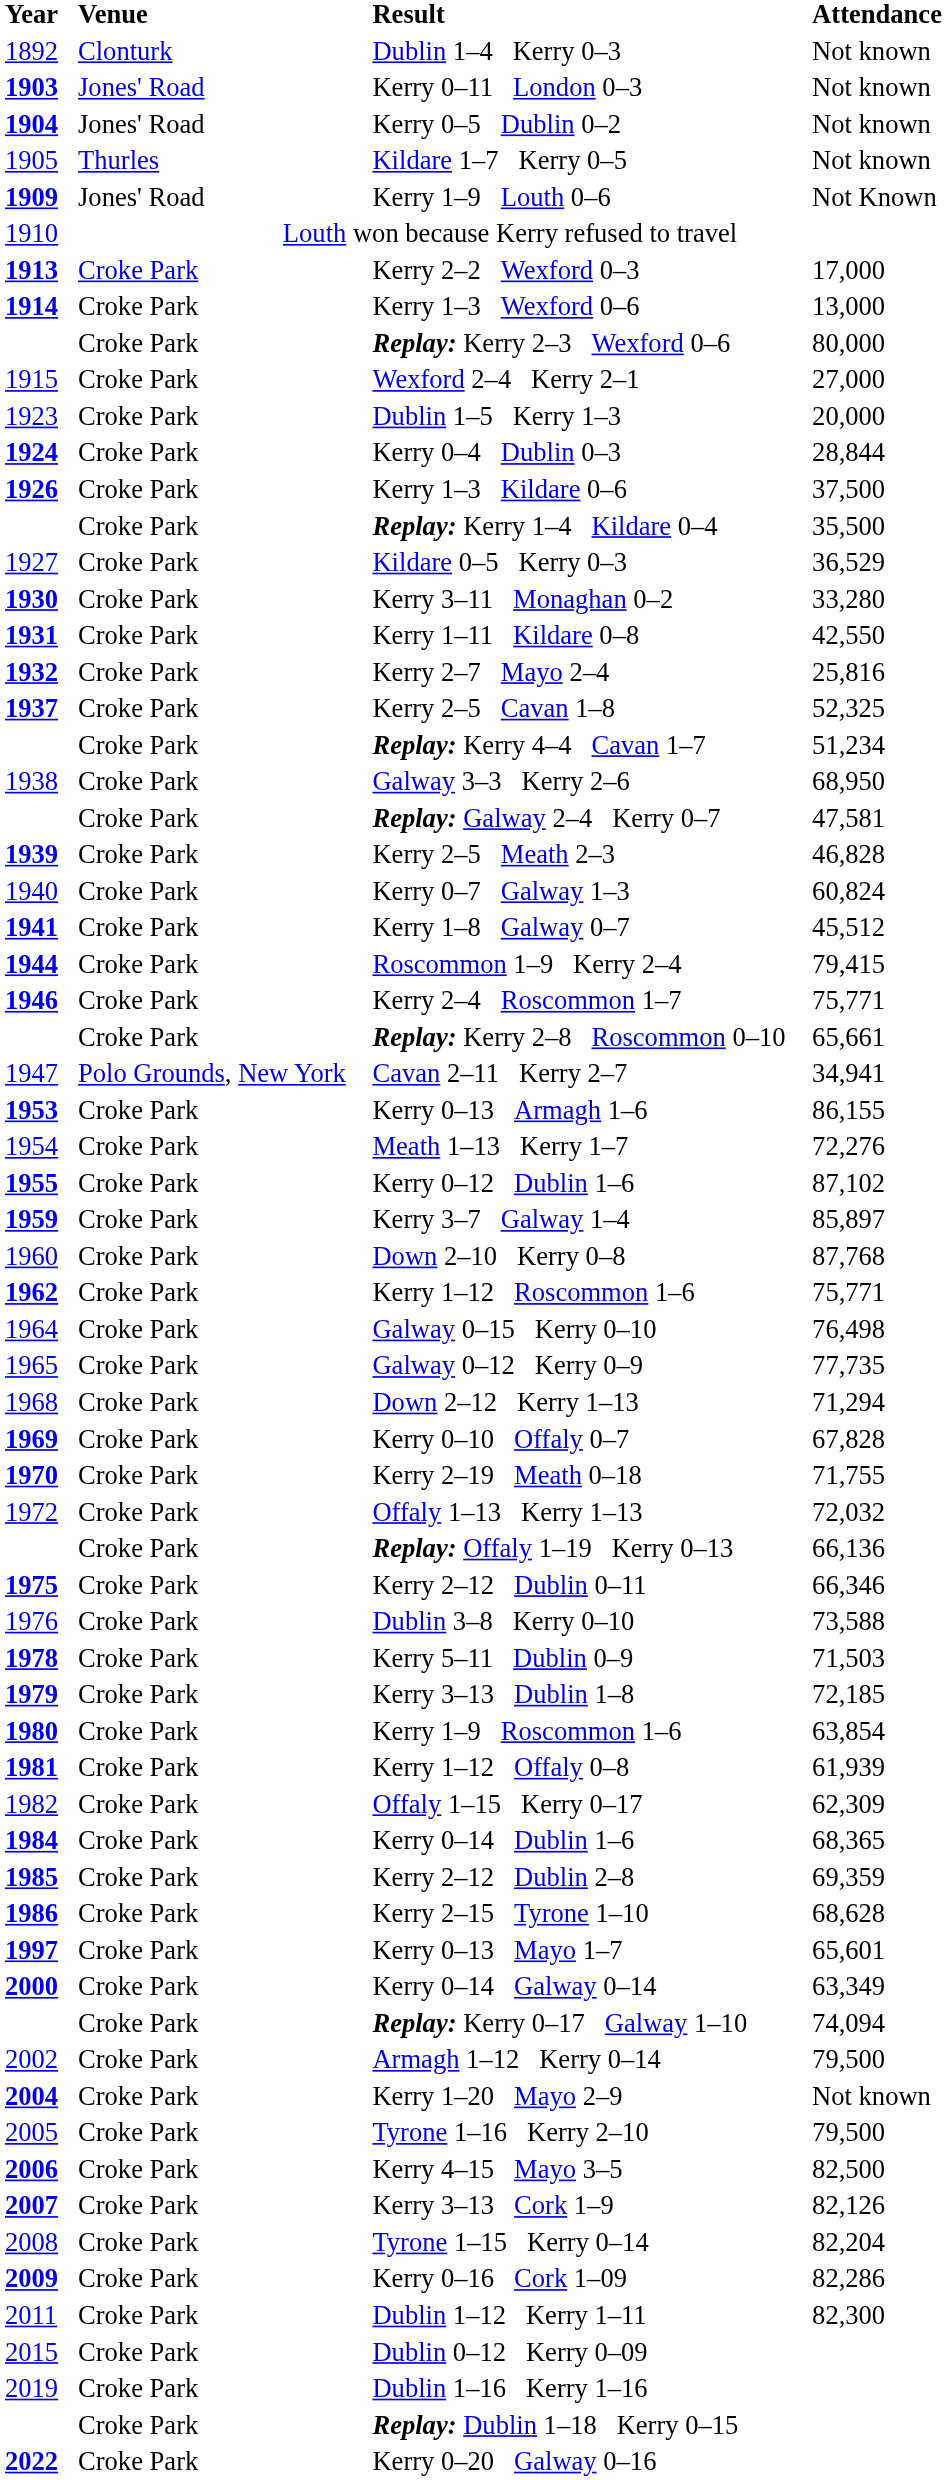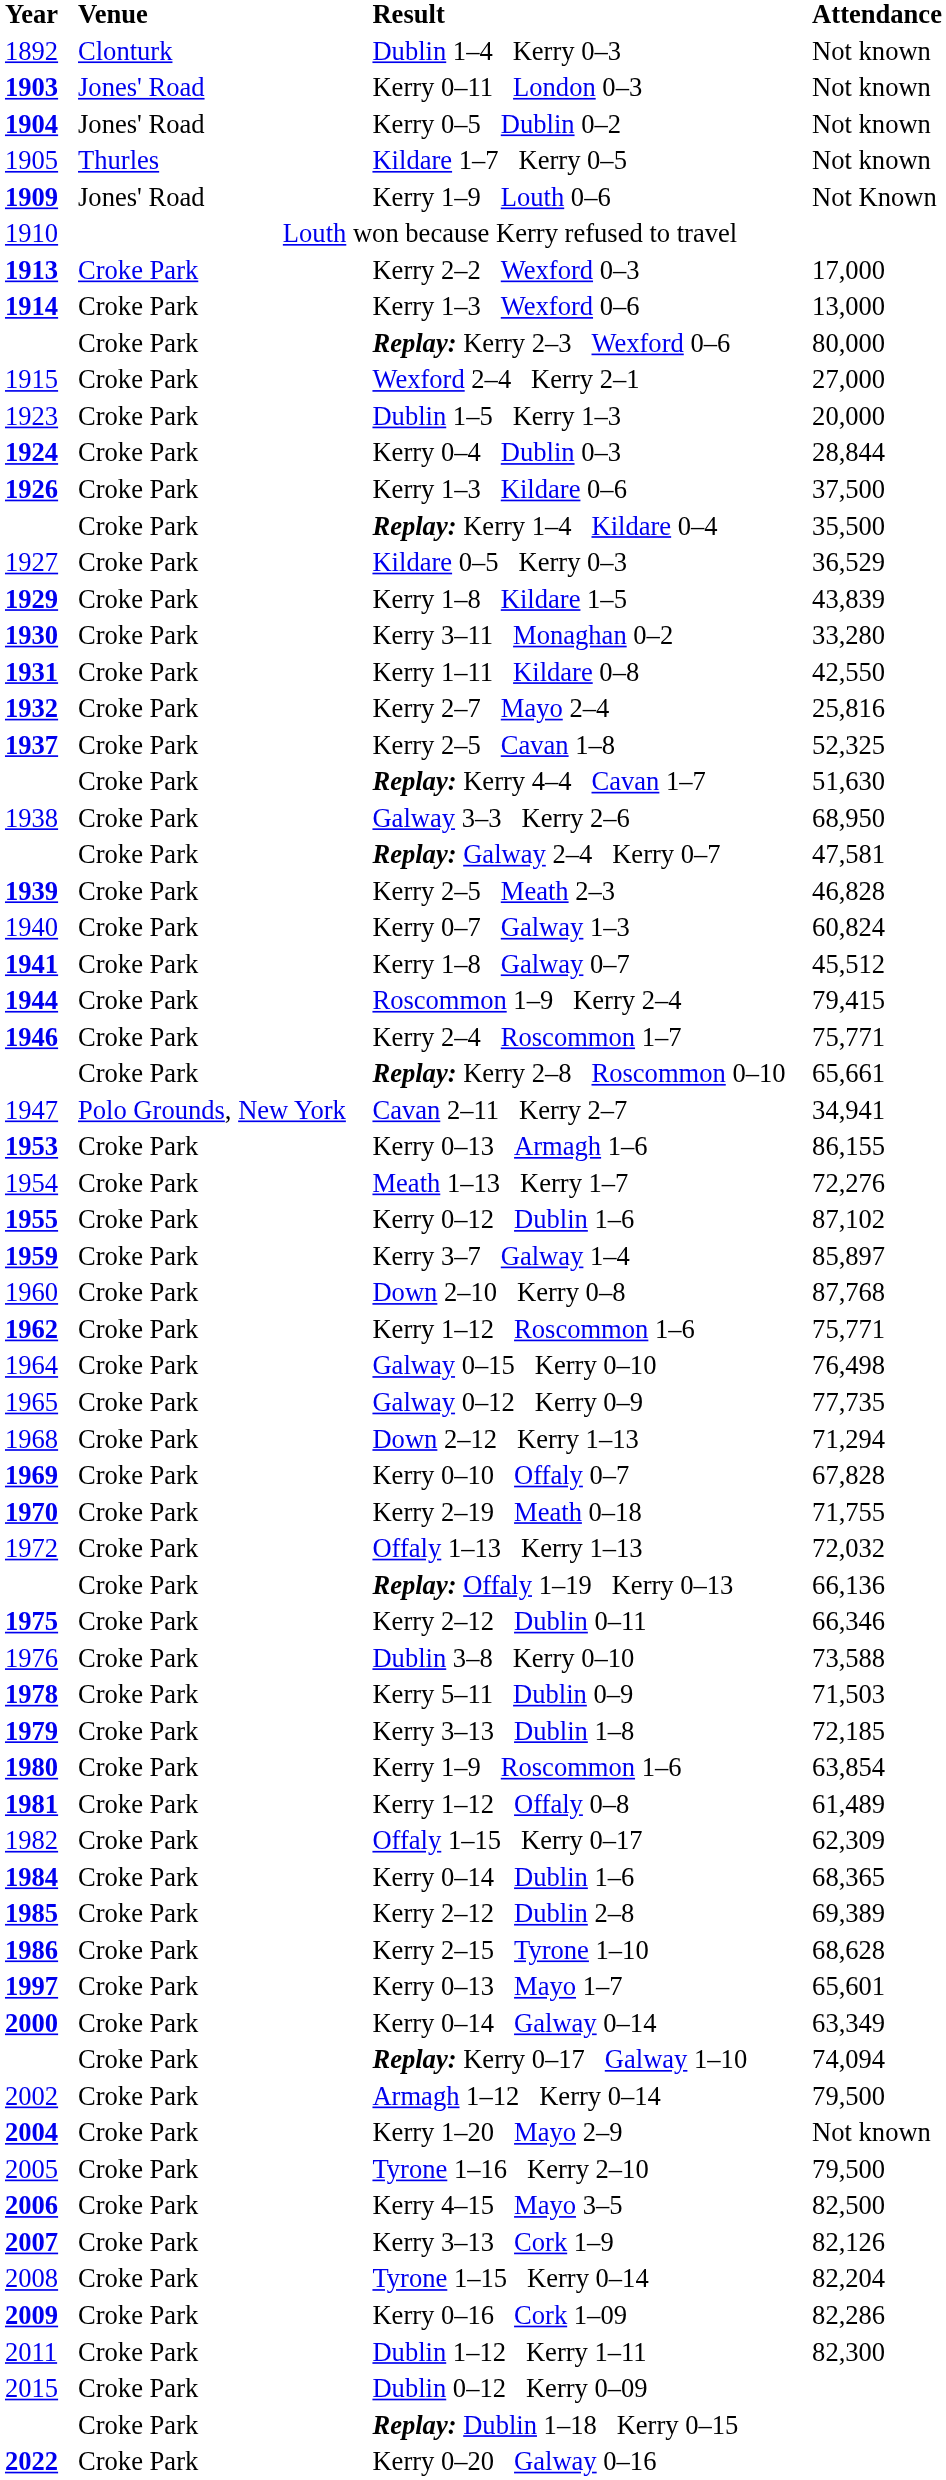+ row: (500, 598)
(849, 744) 51,234 -> (849, 781) 51,630
(849, 1767) 61,939 -> (849, 1804) 61,489
(849, 1877) 69,359 -> (849, 1913) 69,389
- row: (510, 2388)
